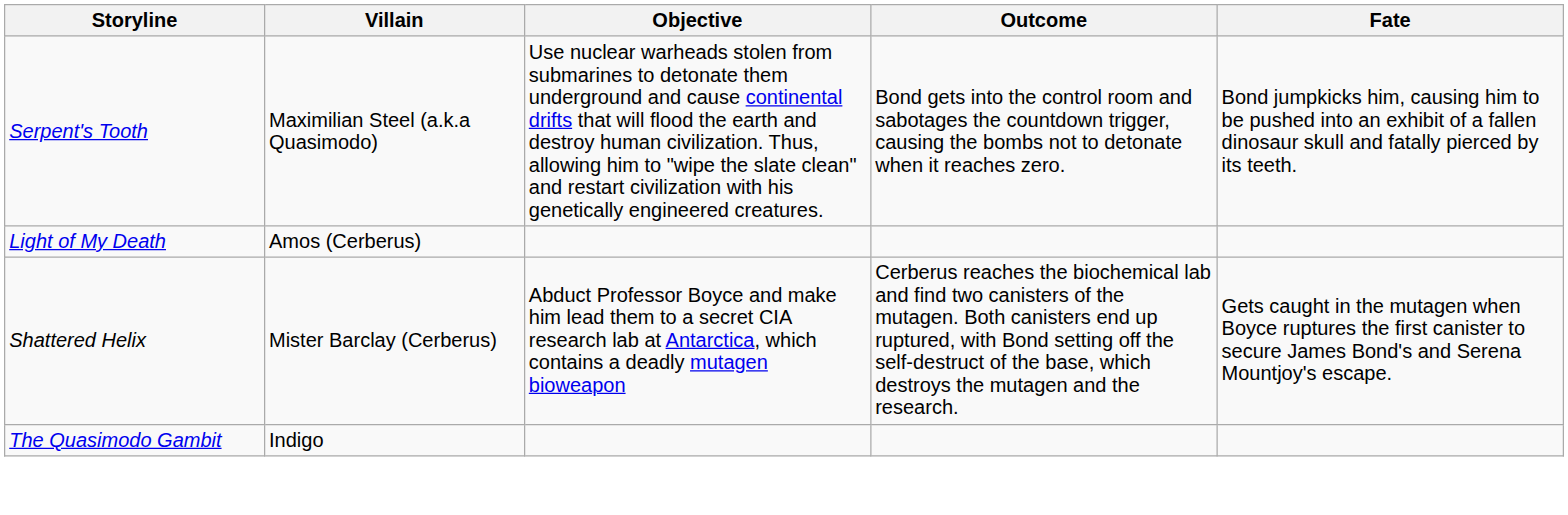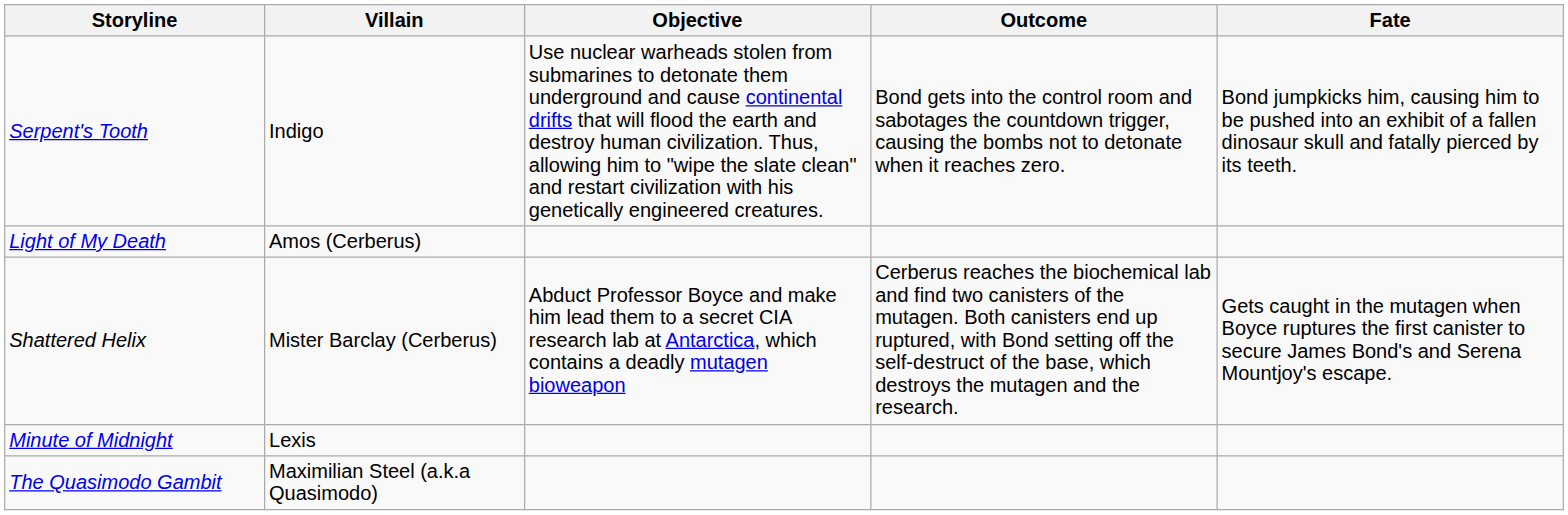(370, 130) Maximilian Steel (a.k.a Quasimodo) -> (296, 130) Indigo
+ row: (91, 439)
(296, 439) Indigo -> (370, 482) Maximilian Steel (a.k.a Quasimodo)
